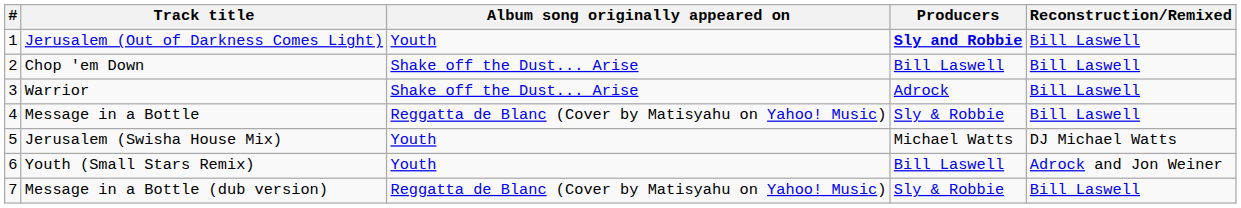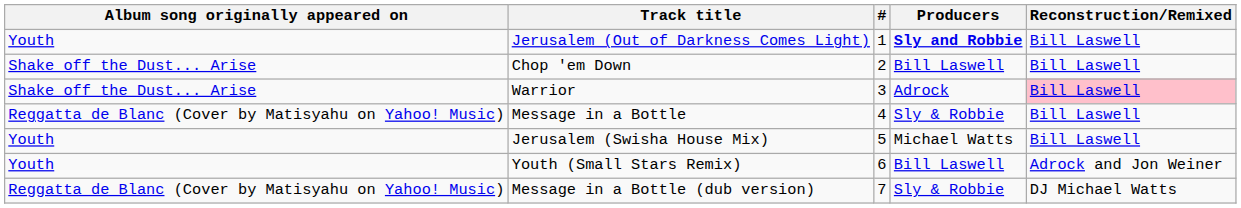columns swapped: (13, 17) <-> (638, 17)
(1085, 91) no background -> (1085, 91) pink background
(1103, 141) DJ Michael Watts -> (1085, 141) Bill Laswell
(1085, 190) Bill Laswell -> (1103, 190) DJ Michael Watts
